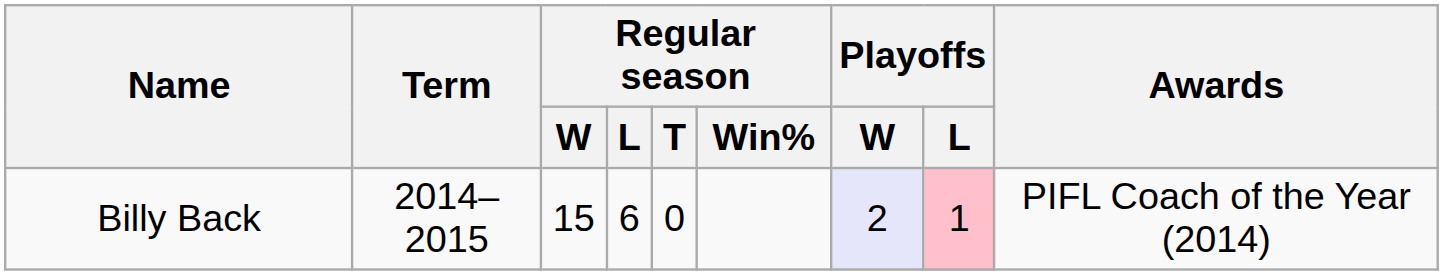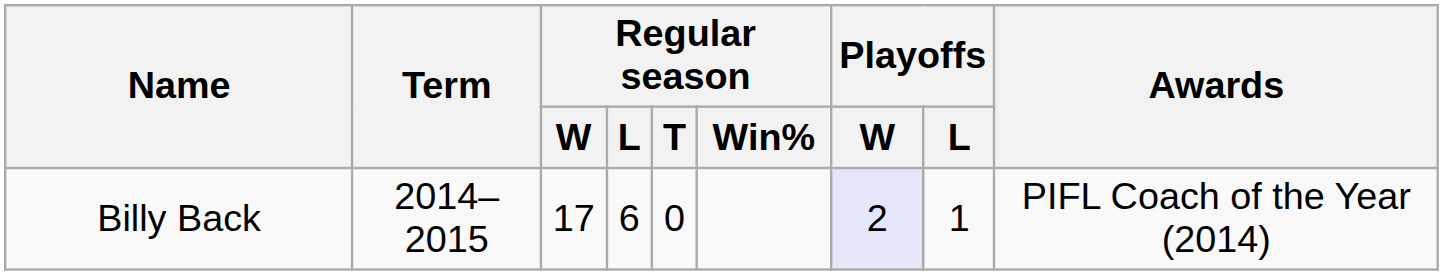(574, 217) 15 -> (574, 217) 17
(959, 217) pink background -> (959, 217) no background
